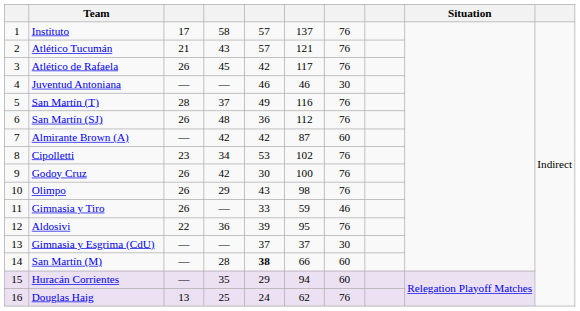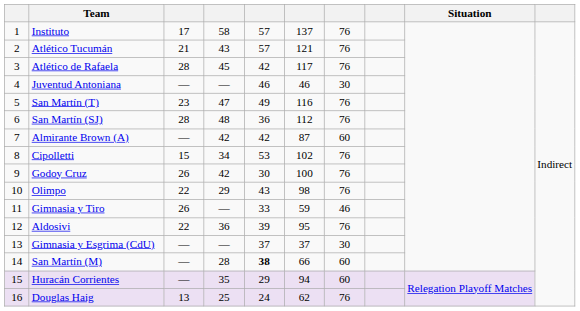(184, 66) 26 -> (184, 66) 28
(184, 102) 28 -> (184, 102) 23
(224, 102) 37 -> (224, 102) 47
(184, 119) 26 -> (184, 119) 28
(184, 155) 23 -> (184, 155) 15
(184, 191) 26 -> (184, 191) 22
